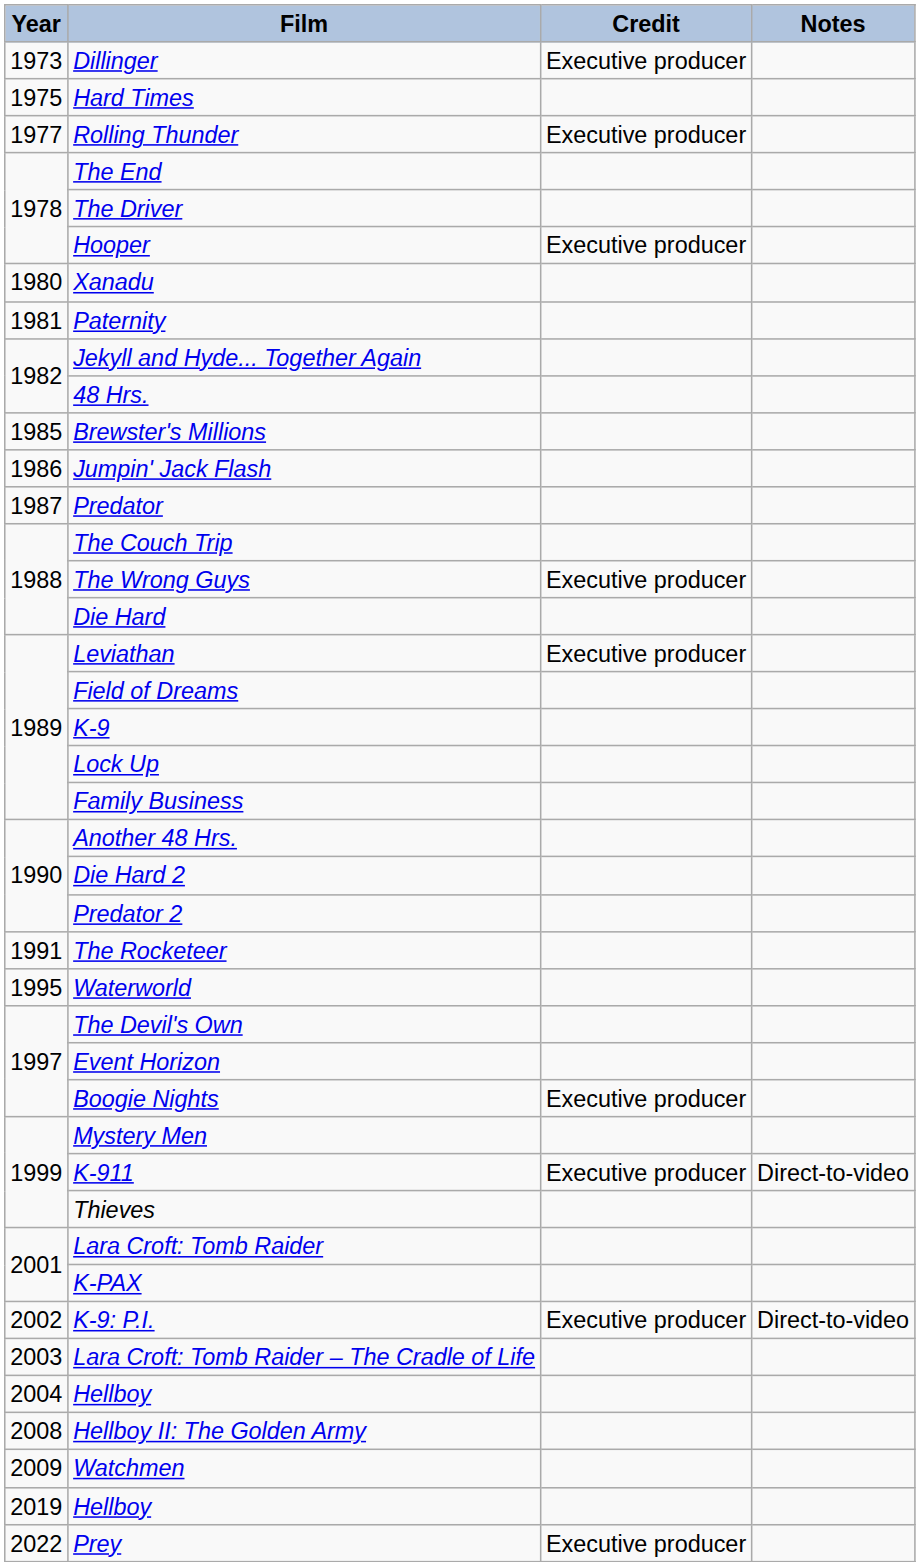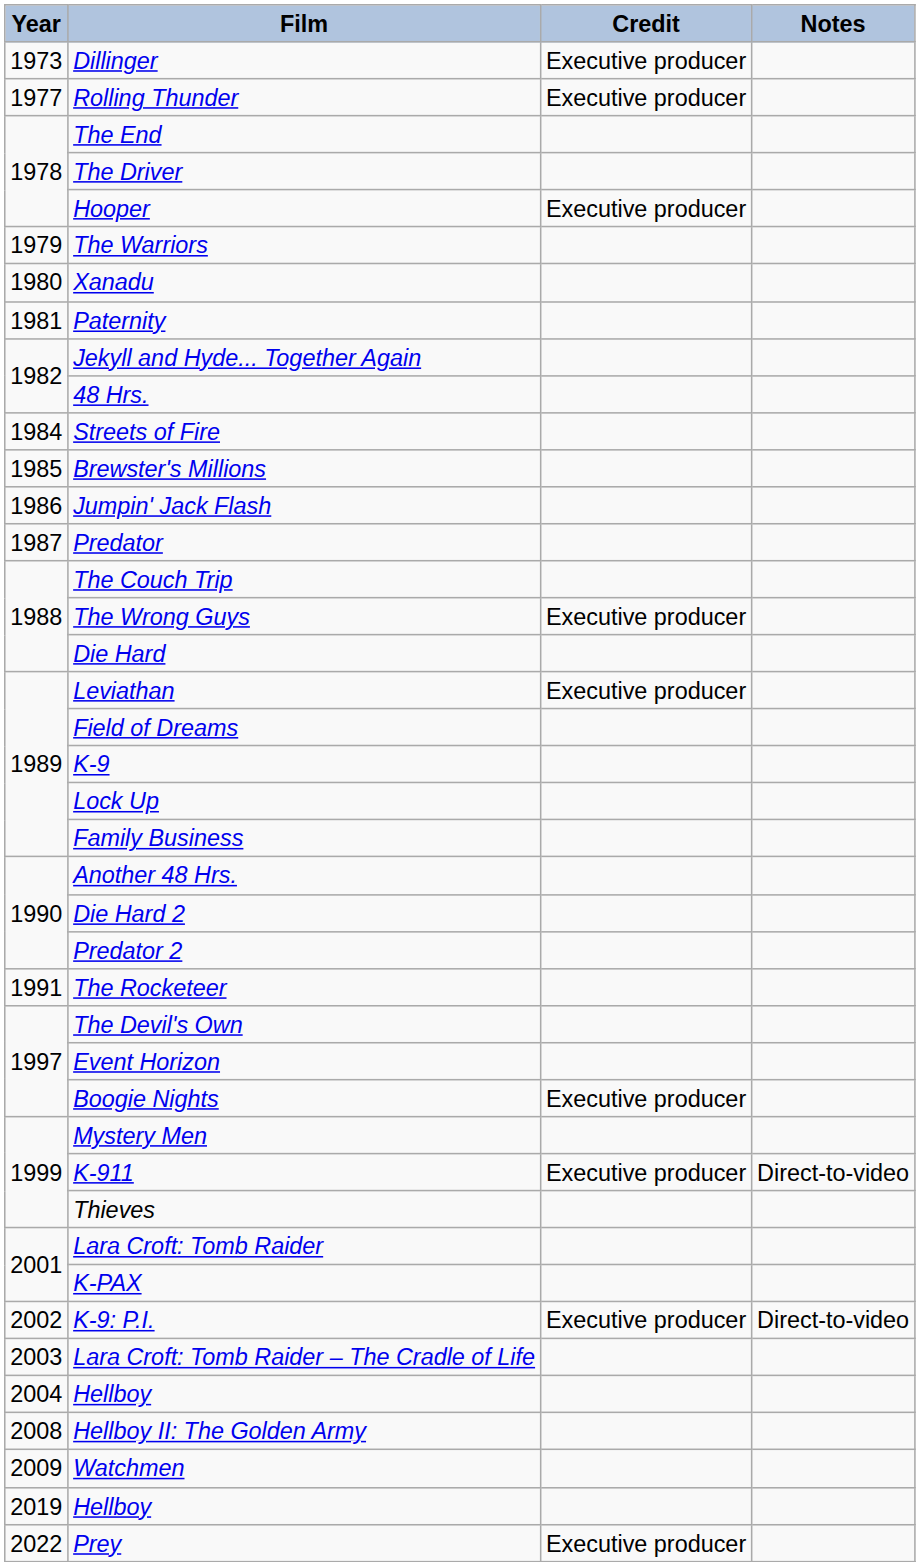- row: (36, 98)
+ row: (36, 246)
+ row: (36, 431)
- row: (36, 987)
